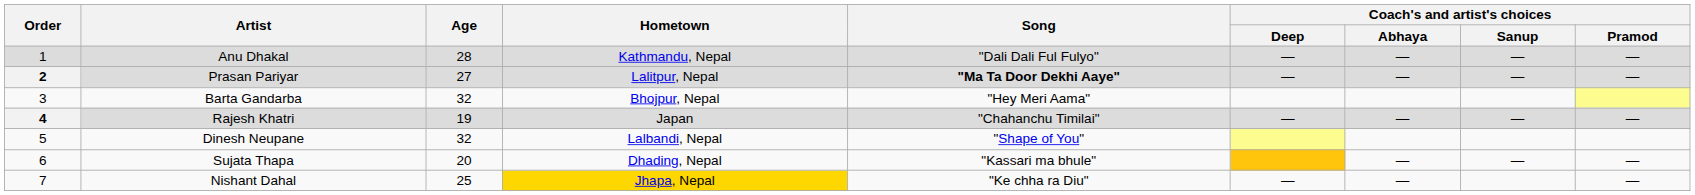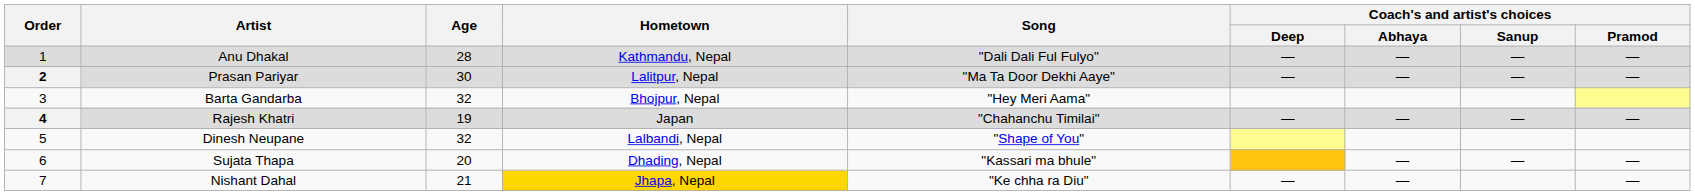(464, 77) 27 -> (464, 77) 30
(1039, 77) bold -> (1039, 77) normal
(464, 181) 25 -> (464, 181) 21
